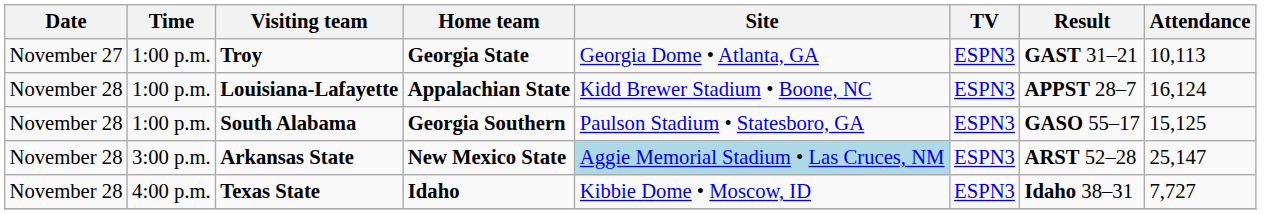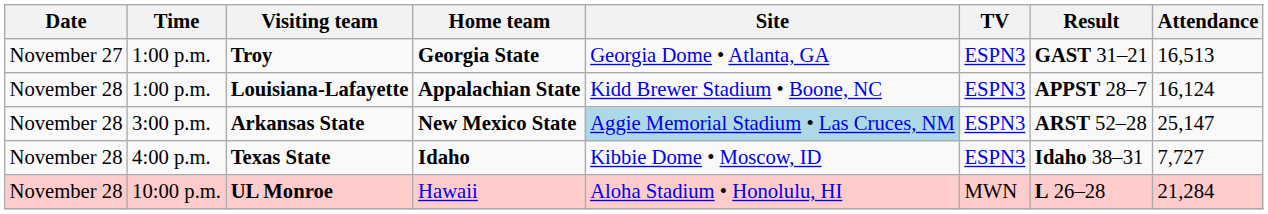(1177, 55) 10,113 -> (1186, 55) 16,513
- row: (288, 123)
+ row: (282, 192)
